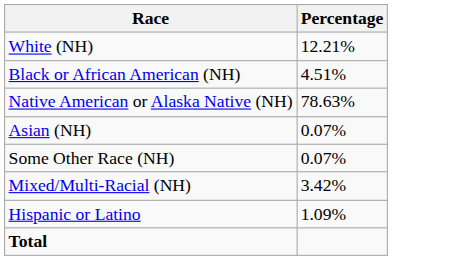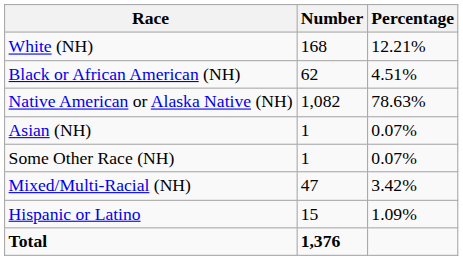+ column: (332, 18)
